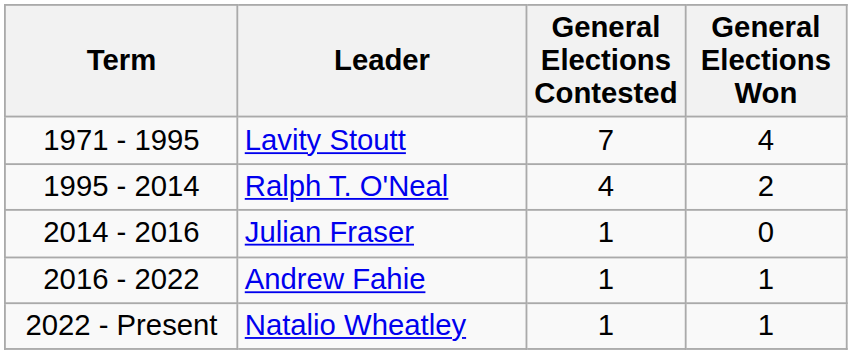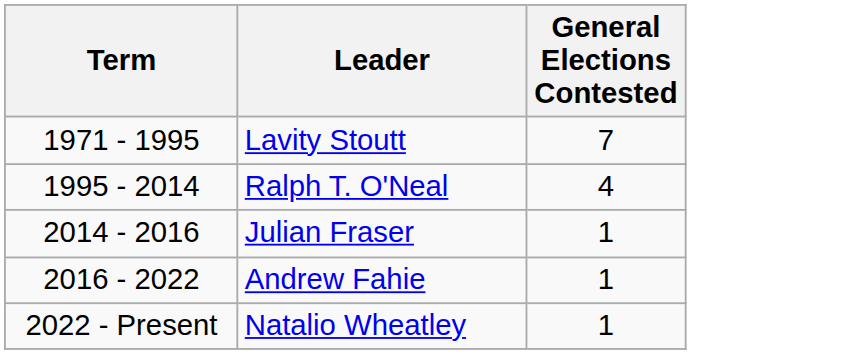- column: (766, 60)
